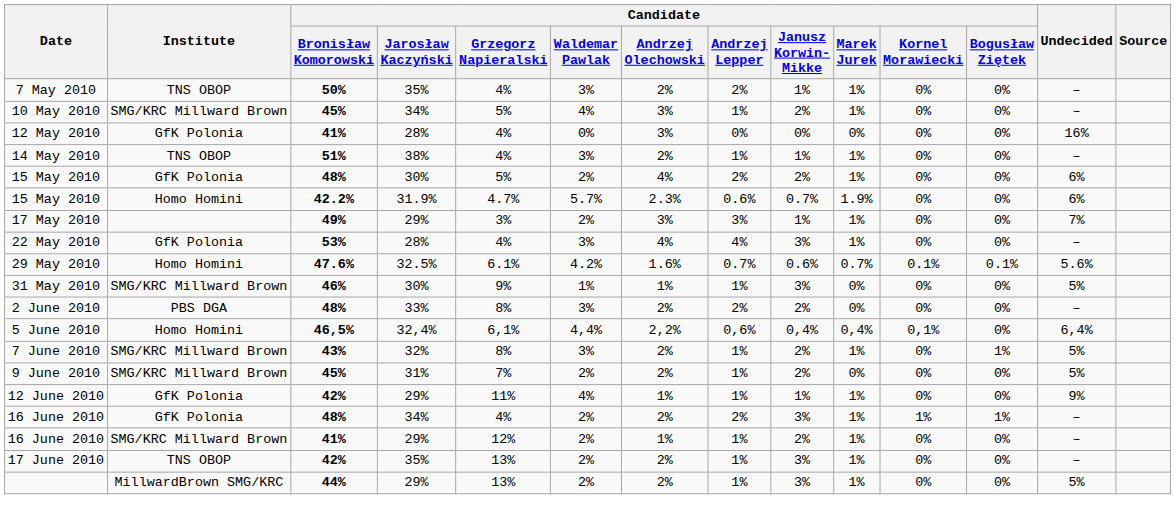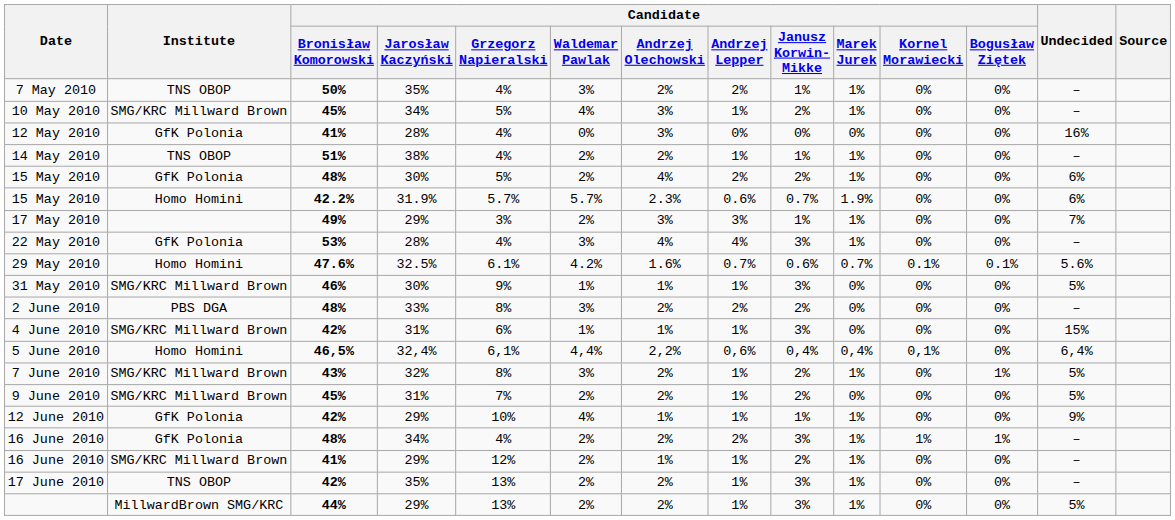(586, 155) 3% -> (586, 155) 2%
(503, 199) 4.7% -> (503, 199) 5.7%
+ row: (56, 330)
(503, 395) 11% -> (503, 417) 10%
